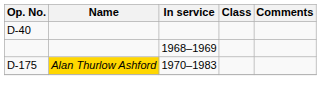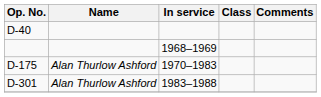(104, 65) gold background -> (104, 65) no background
+ row: (22, 83)
